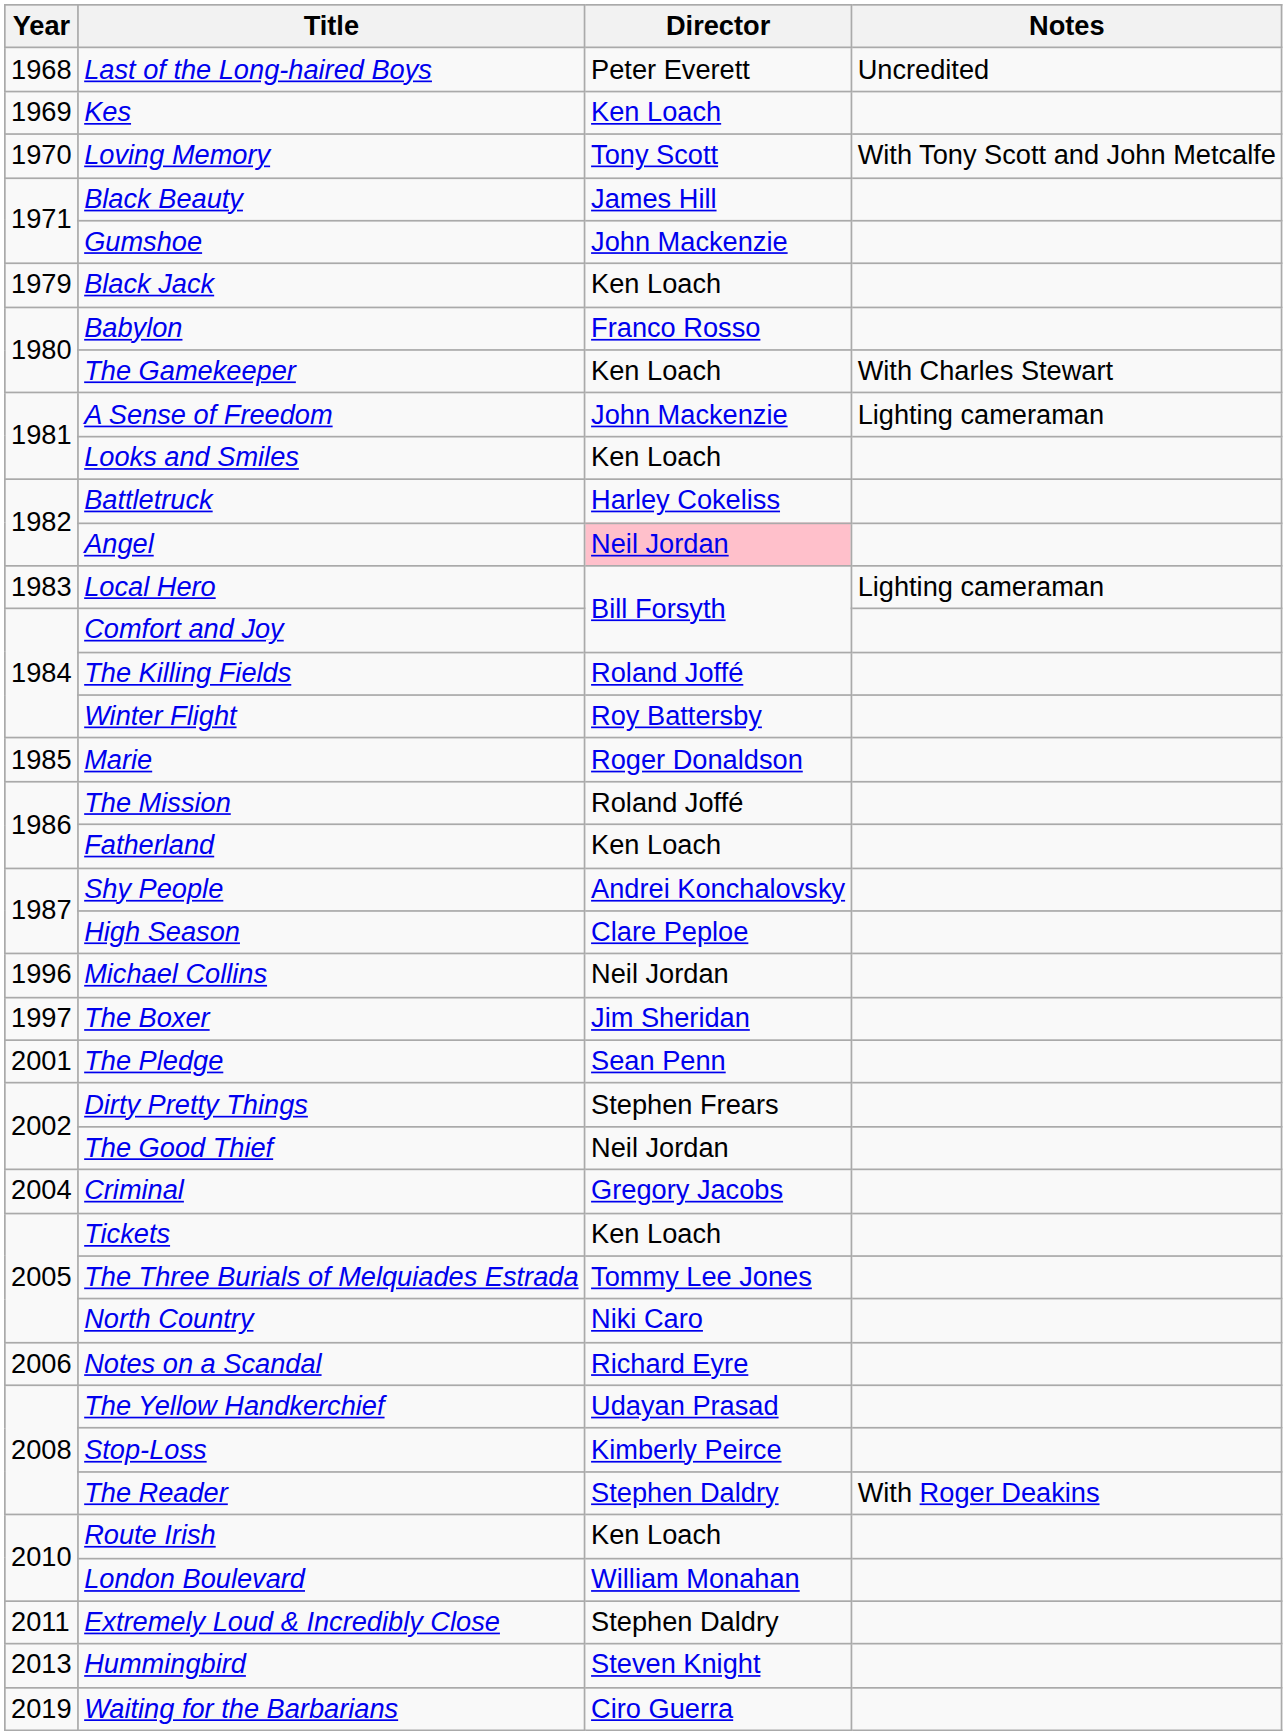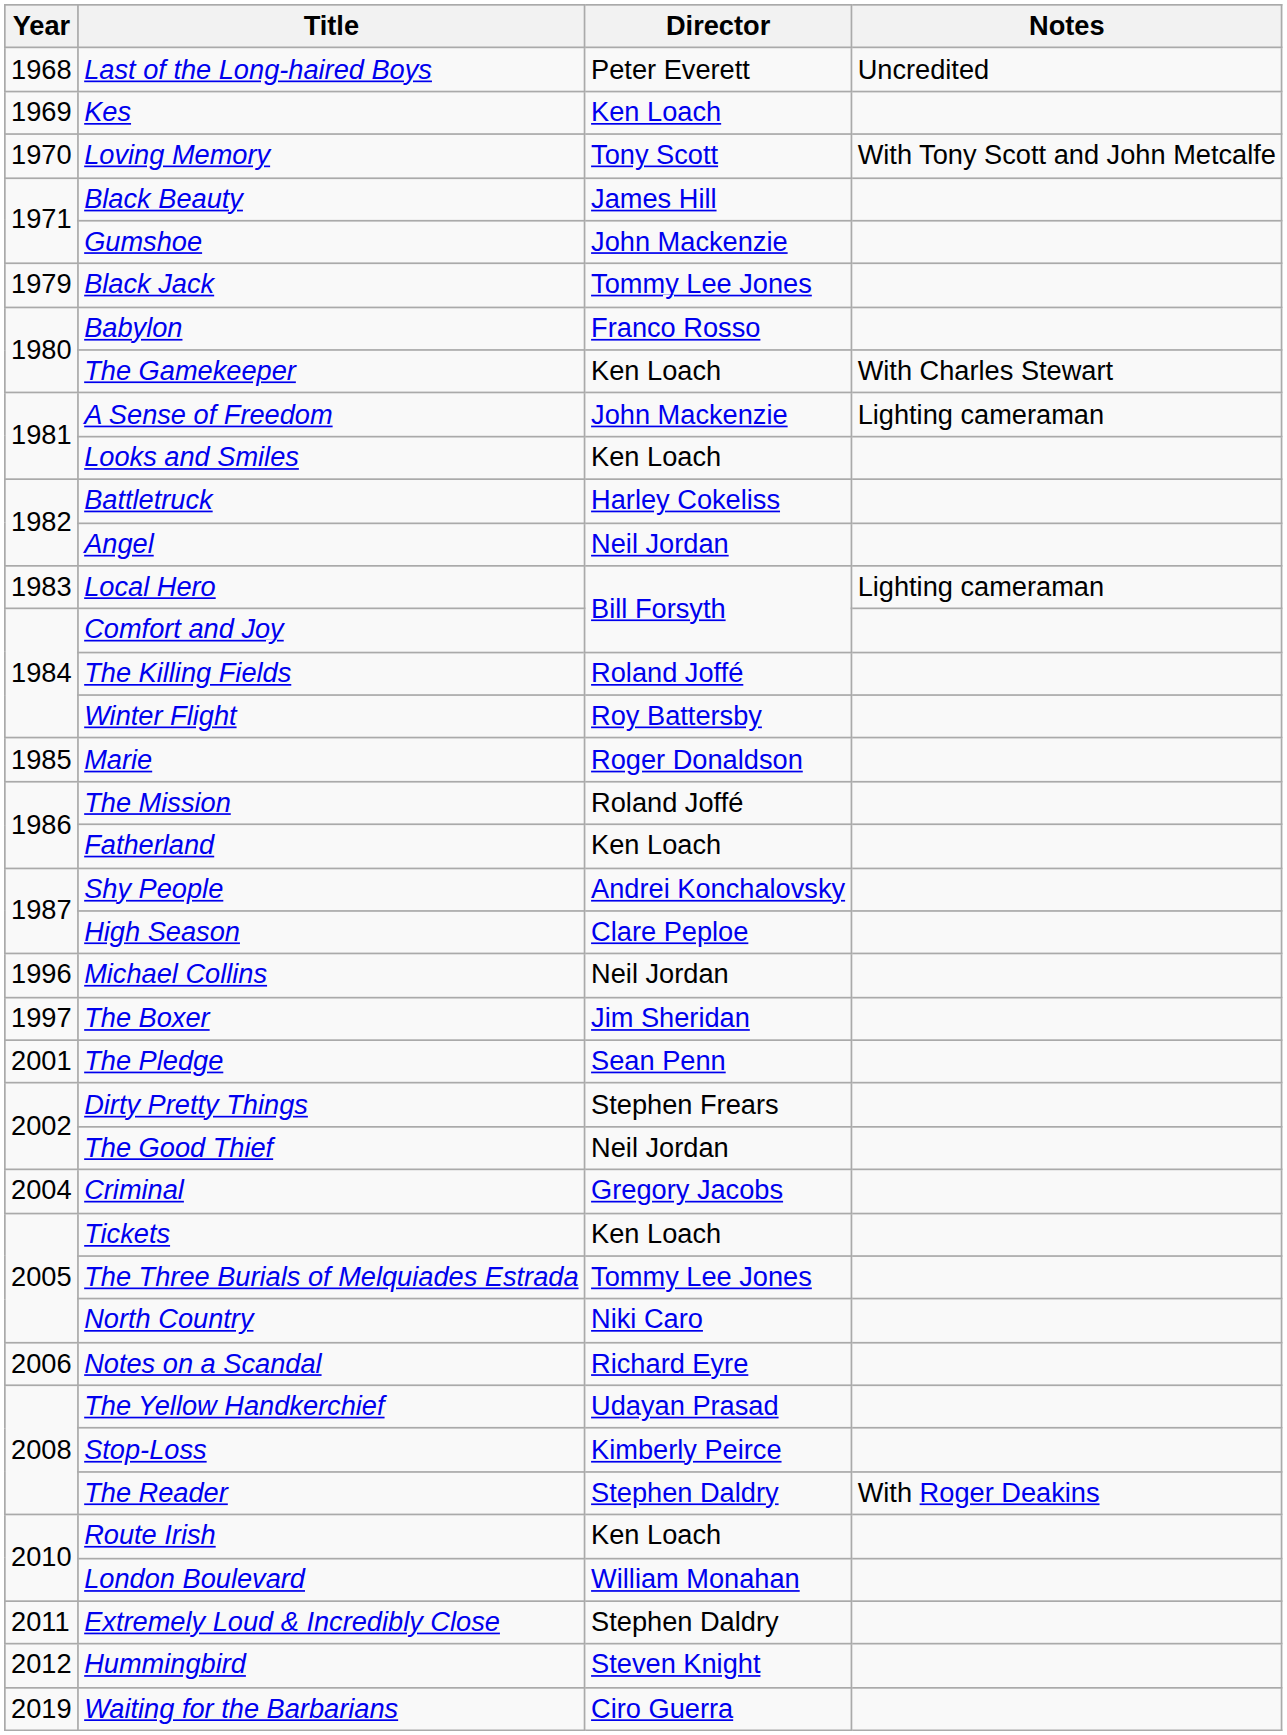(656, 284) Ken Loach -> (701, 284) Tommy Lee Jones
(660, 543) pink background -> (660, 543) no background
(41, 1665) 2013 -> (41, 1665) 2012
